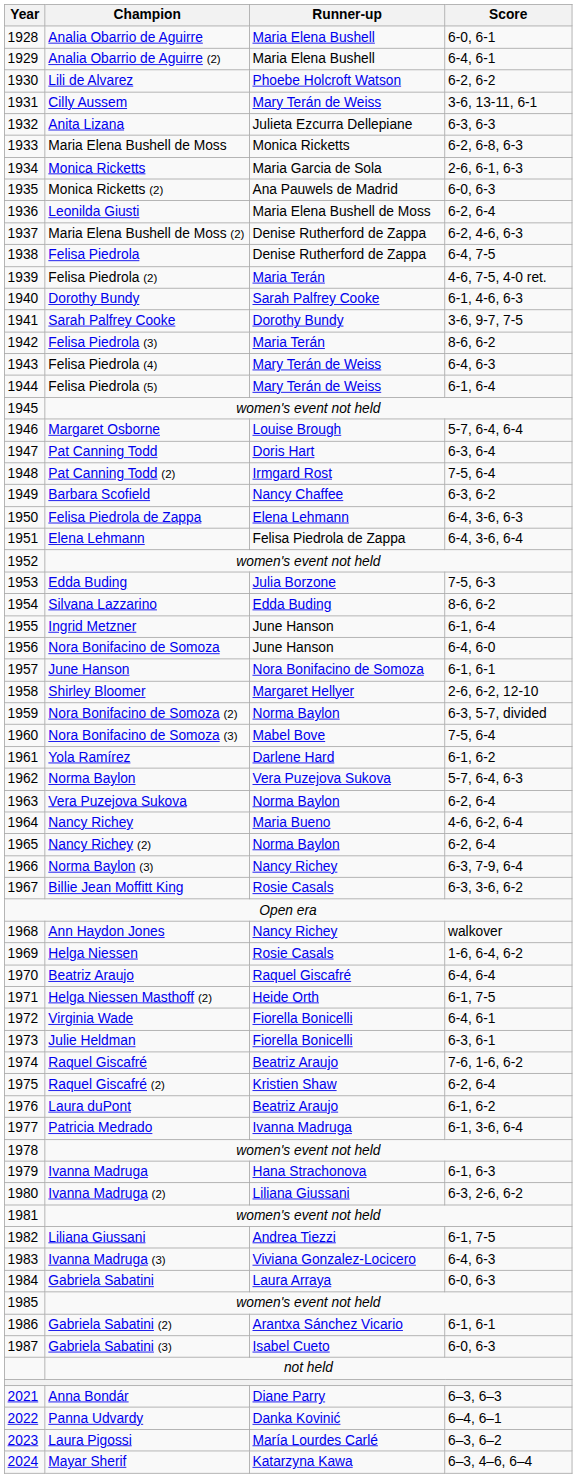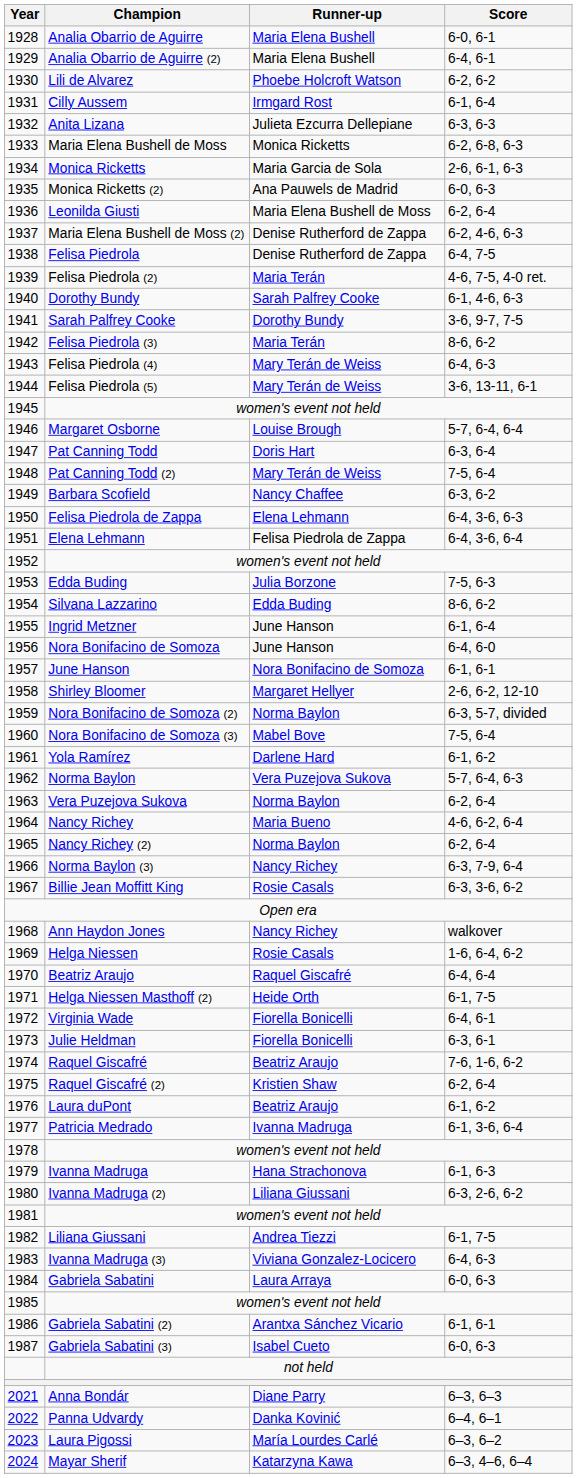(317, 102) Mary Terán de Weiss -> (292, 102) Irmgard Rost
(493, 102) 3-6, 13-11, 6-1 -> (472, 102) 6-1, 6-4
(472, 386) 6-1, 6-4 -> (493, 386) 3-6, 13-11, 6-1
(292, 473) Irmgard Rost -> (317, 473) Mary Terán de Weiss
